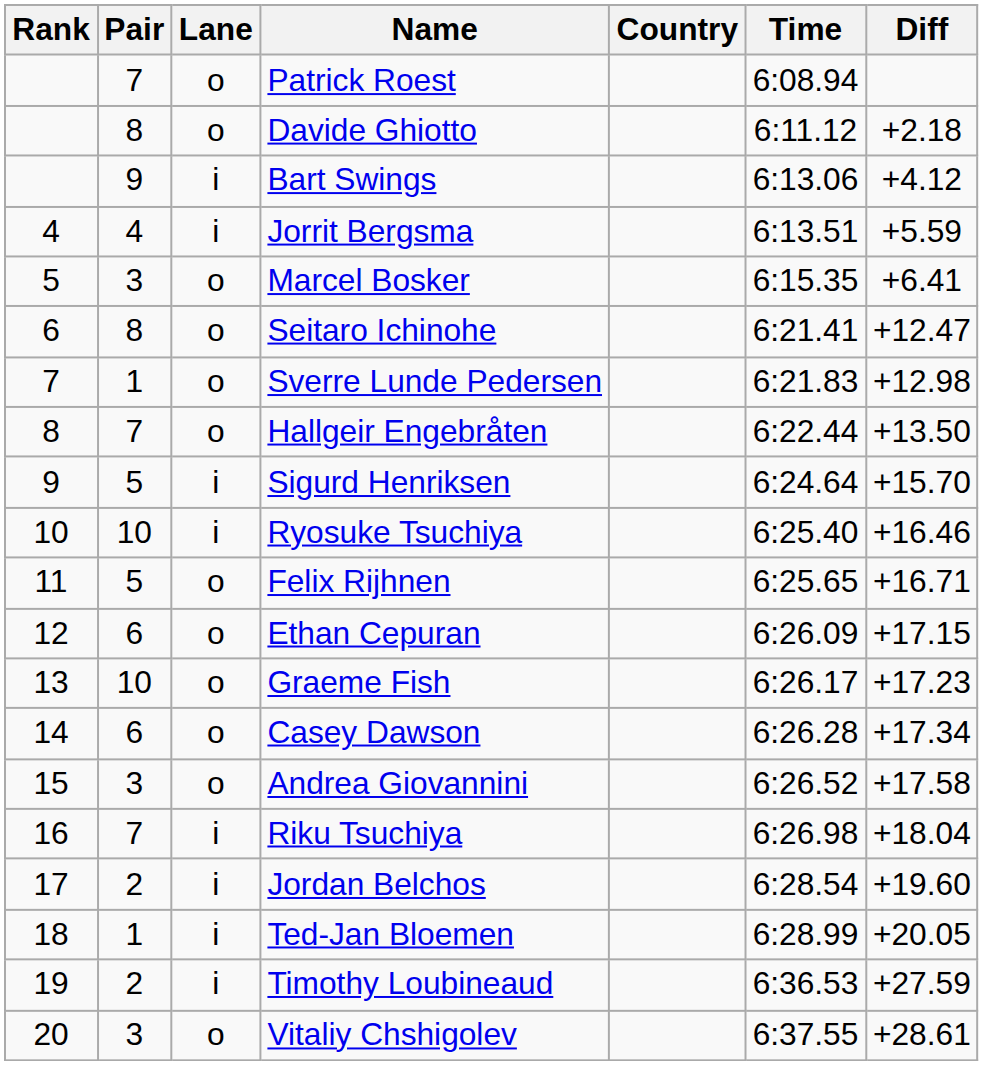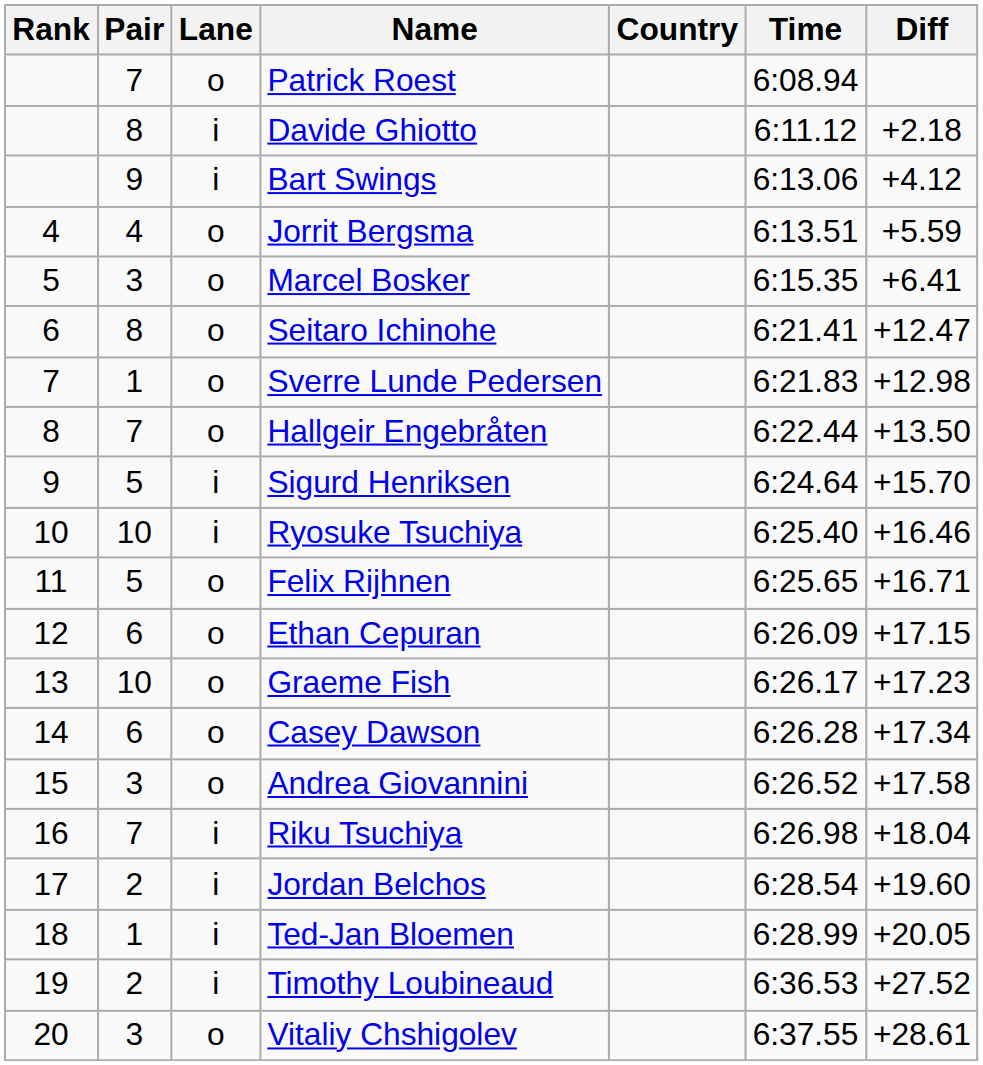(216, 130) o -> (216, 130) i
(216, 230) i -> (216, 230) o
(922, 984) +27.59 -> (922, 984) +27.52
